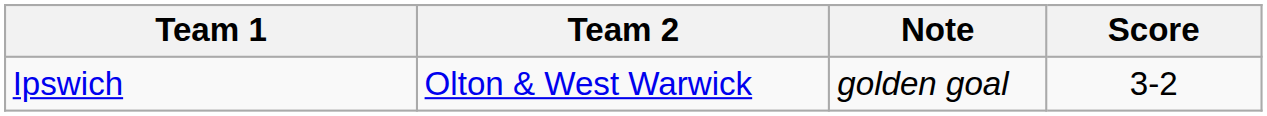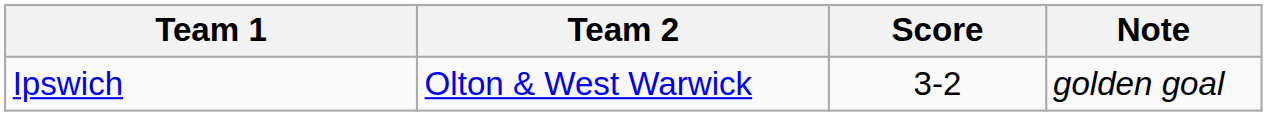columns swapped: (1154, 30) <-> (938, 30)
